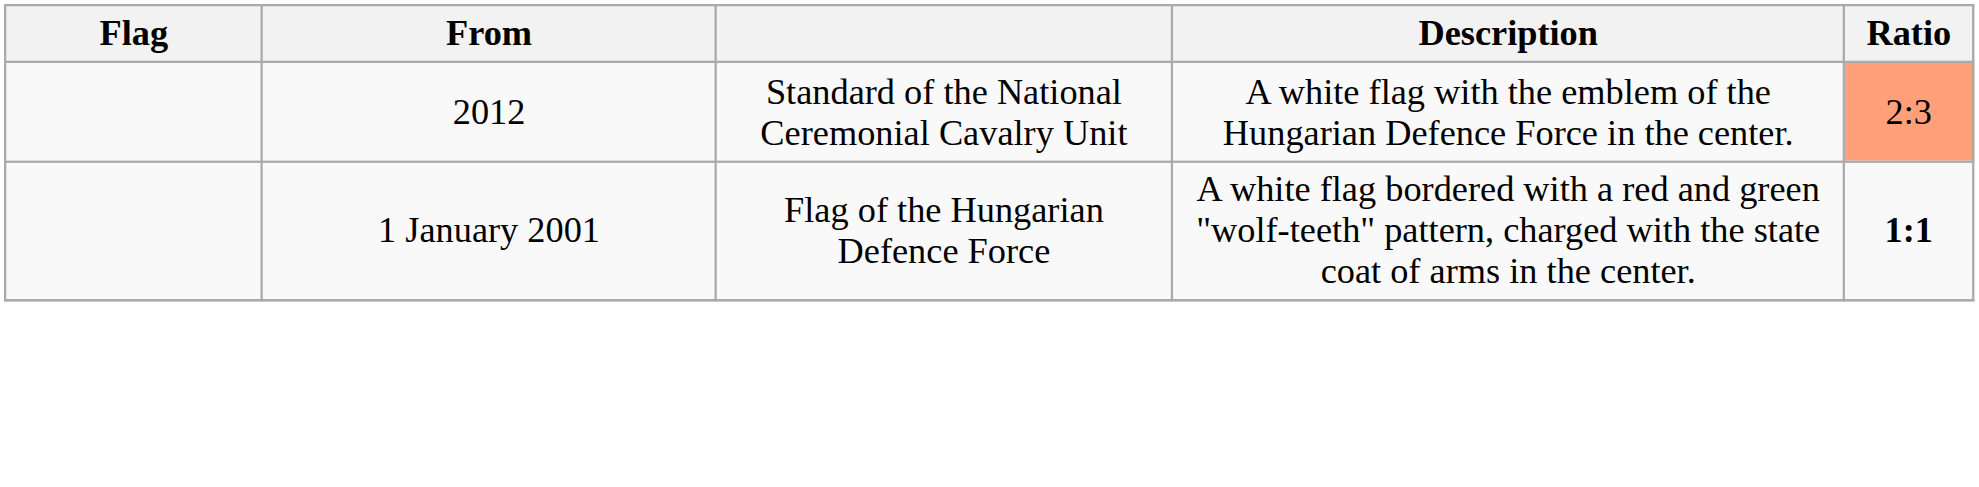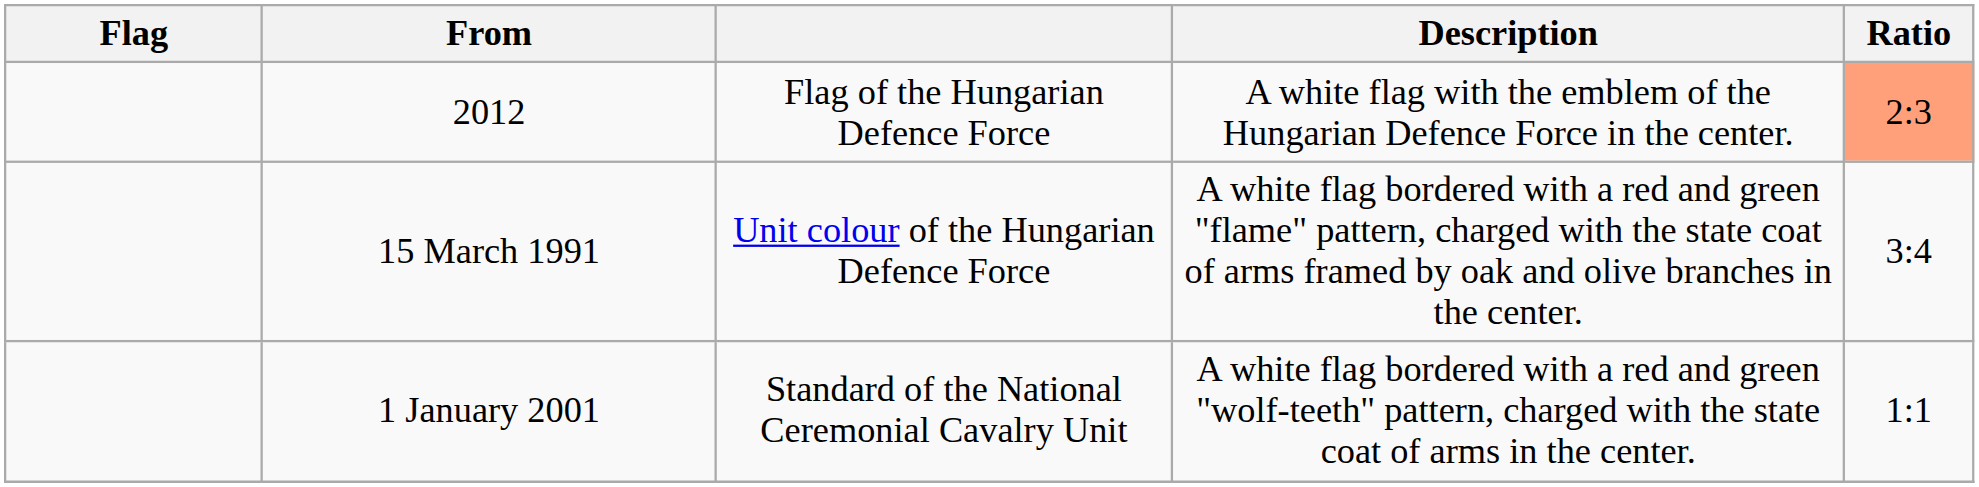(944, 111) Standard of the National Ceremonial Cavalry Unit -> (944, 111) Flag of the Hungarian Defence Force
+ row: (489, 250)
(944, 230) Flag of the Hungarian Defence Force -> (944, 410) Standard of the National Ceremonial Cavalry Unit
(1909, 230) bold -> (1909, 410) normal
